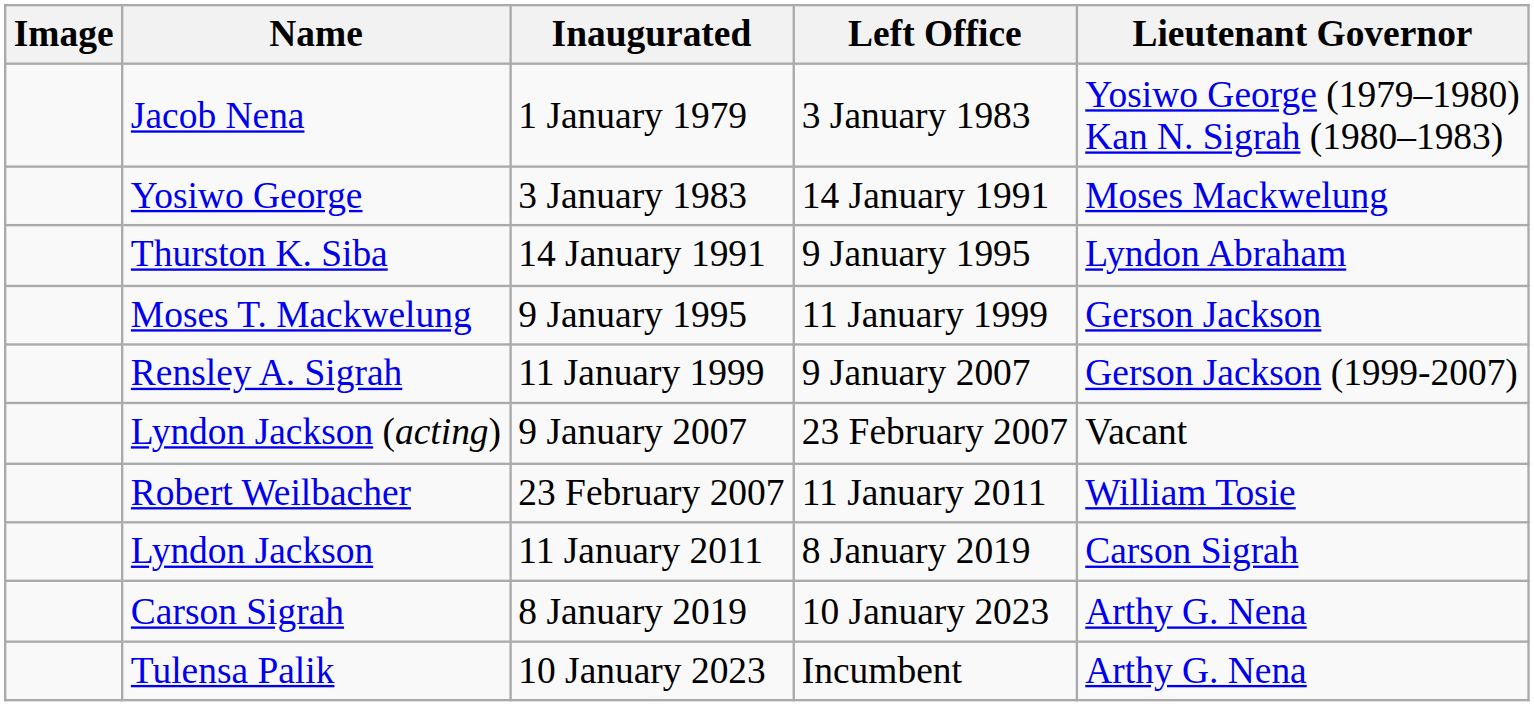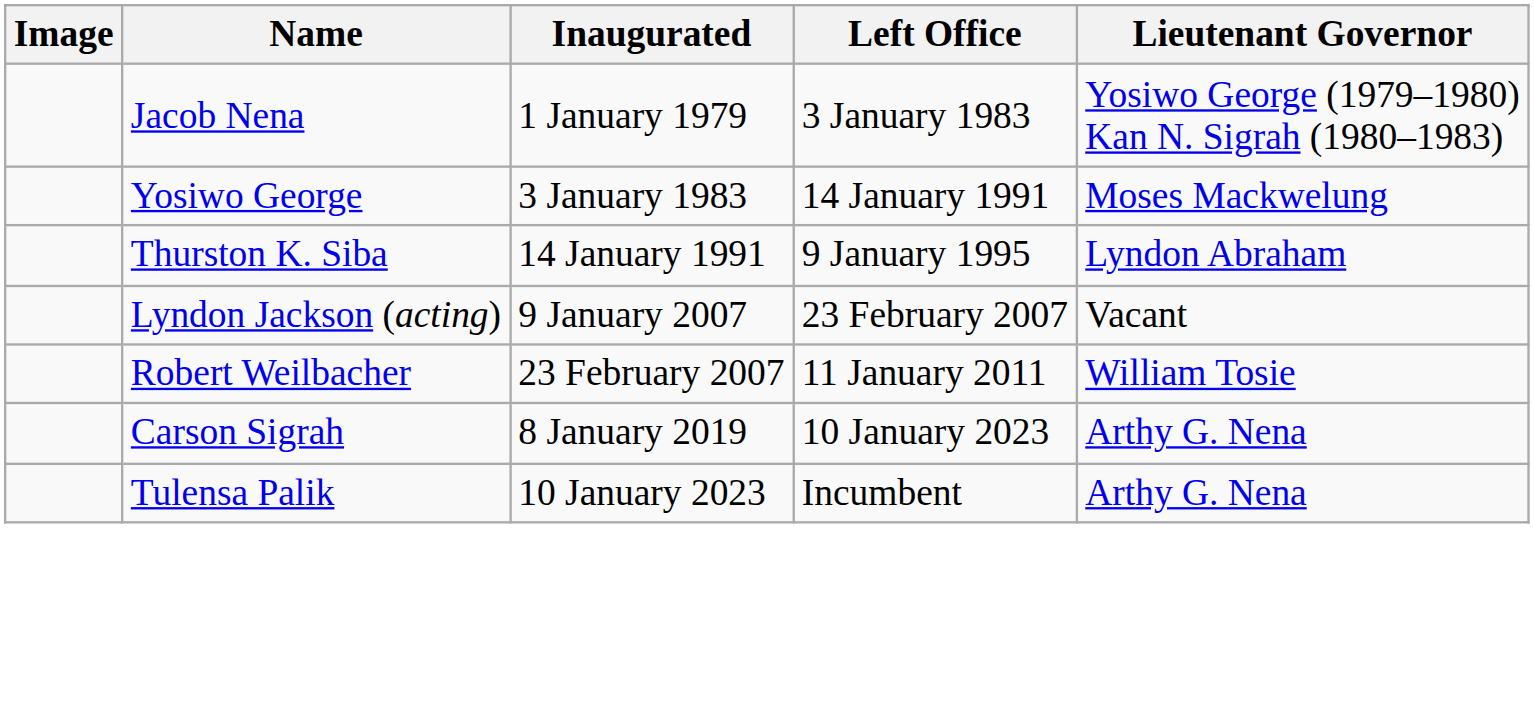- row: (301, 313)
- row: (267, 373)
- row: (252, 551)
